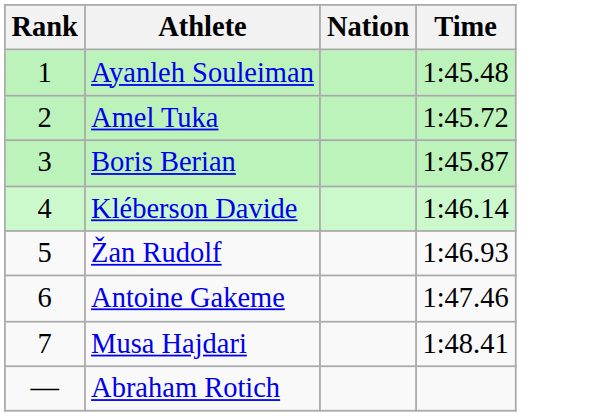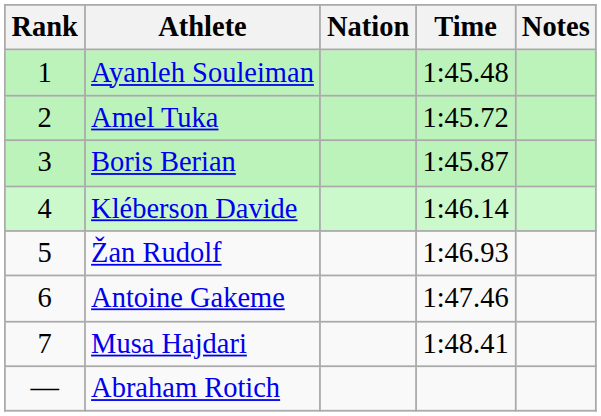+ column: (556, 27)
